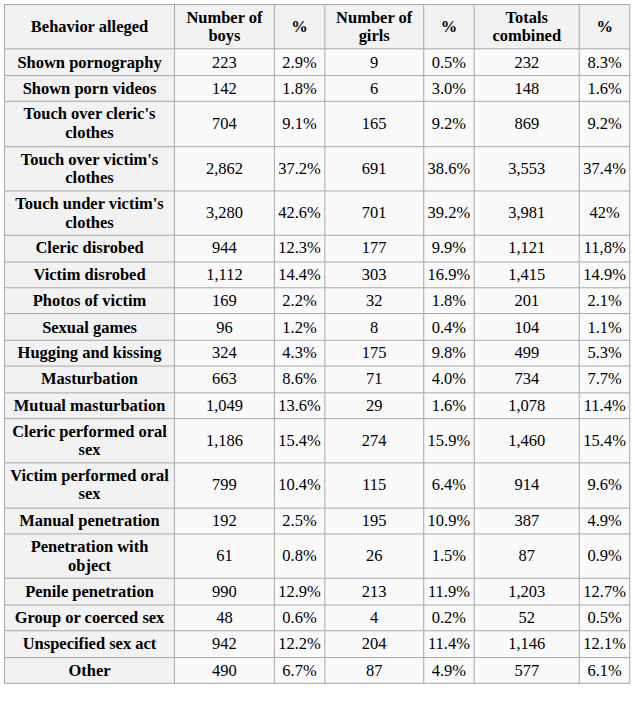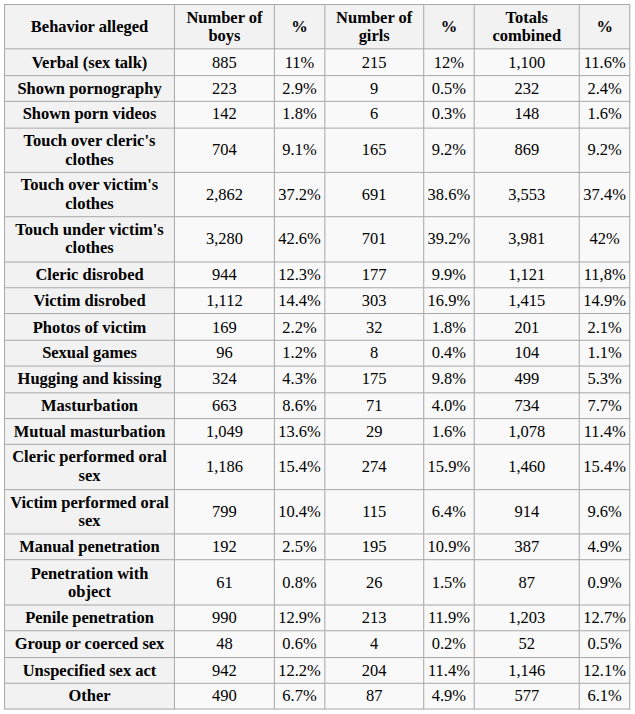+ row: (90, 62)
(605, 62) 8.3% -> (605, 88) 2.4%
(449, 88) 3.0% -> (449, 114) 0.3%
